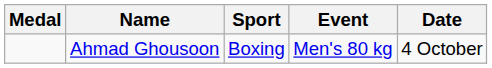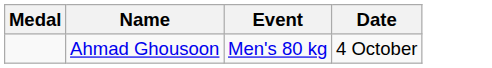- column: (256, 19)
